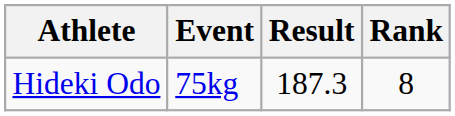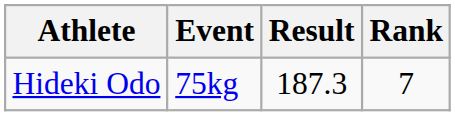(406, 82) 8 -> (406, 82) 7
